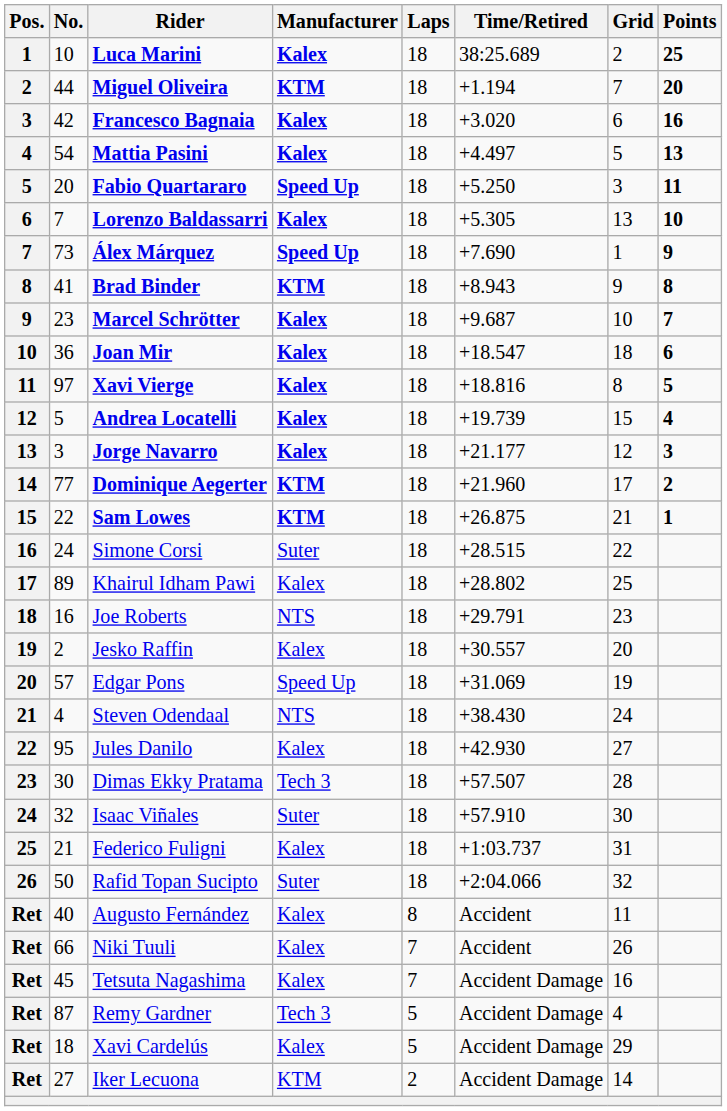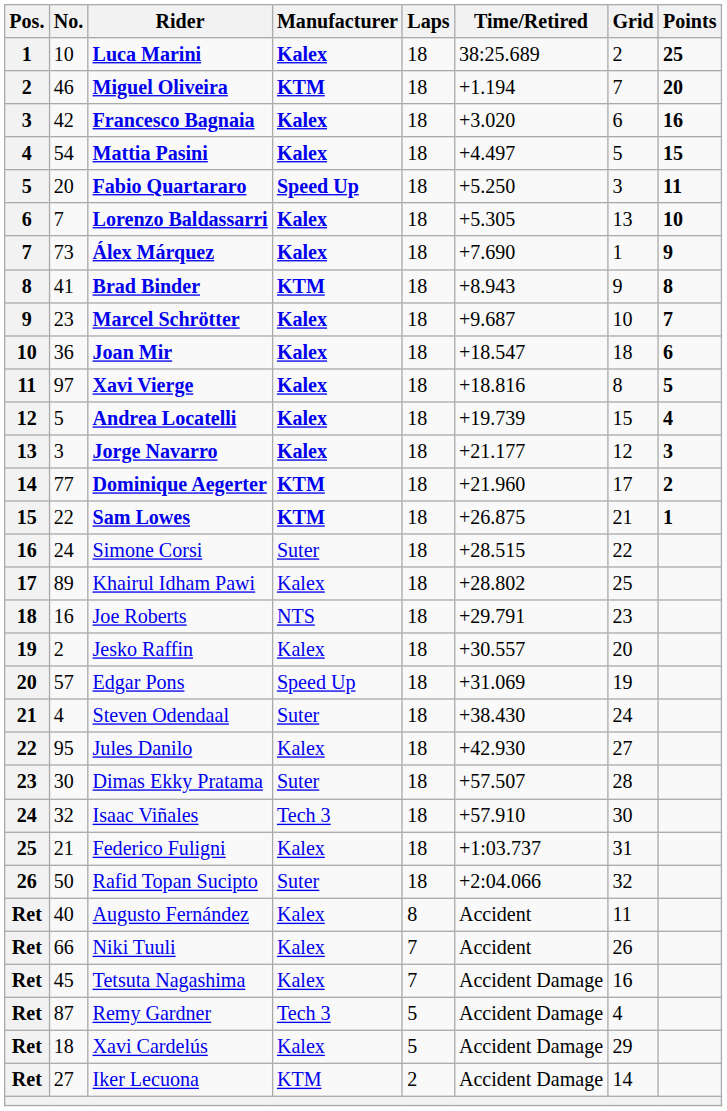(64, 87) 44 -> (64, 87) 46
(673, 153) 13 -> (673, 153) 15
(318, 252) Speed Up -> (302, 252) Kalex
(296, 715) NTS -> (298, 715) Suter
(304, 782) Tech 3 -> (298, 782) Suter
(298, 815) Suter -> (304, 815) Tech 3
